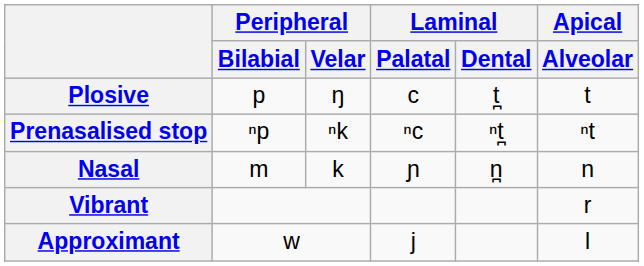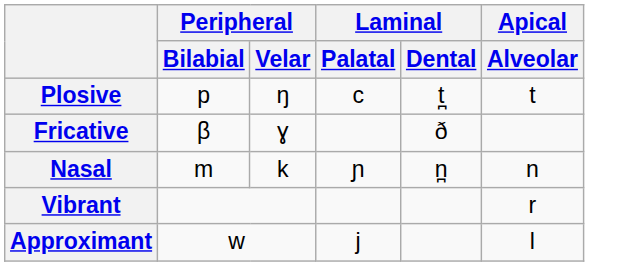+ row: (81, 132)
- row: (109, 132)
